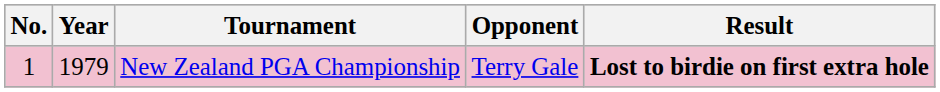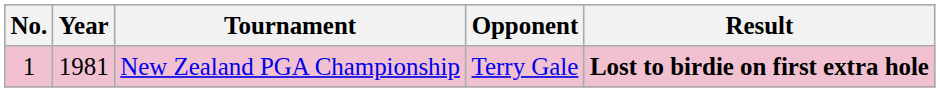(84, 66) 1979 -> (84, 66) 1981
